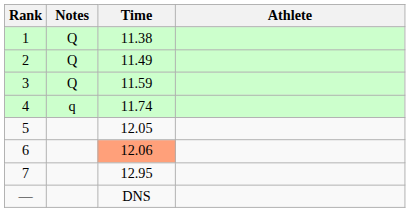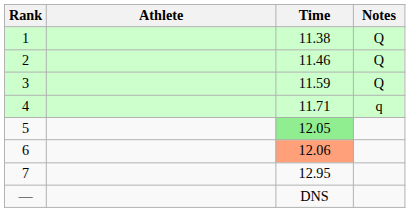columns swapped: (290, 15) <-> (72, 15)
(137, 60) 11.49 -> (315, 60) 11.46
(137, 106) 11.74 -> (315, 106) 11.71
(137, 128) no background -> (315, 128) lightgreen background
